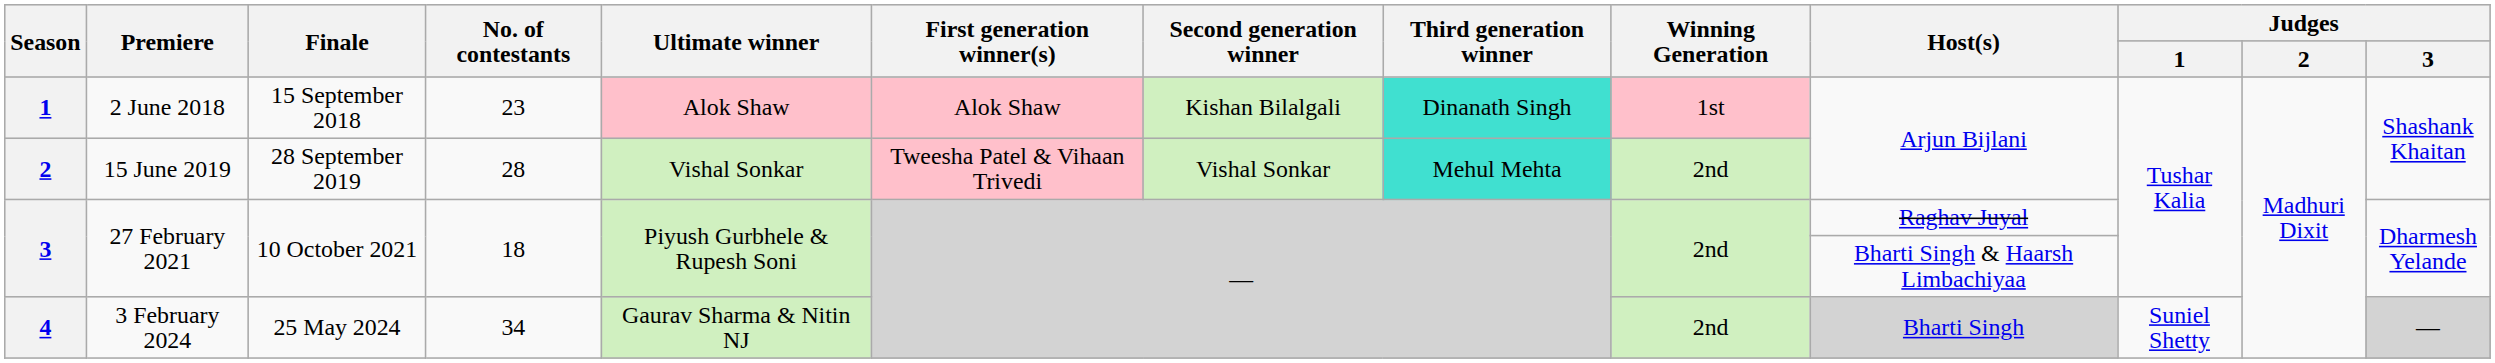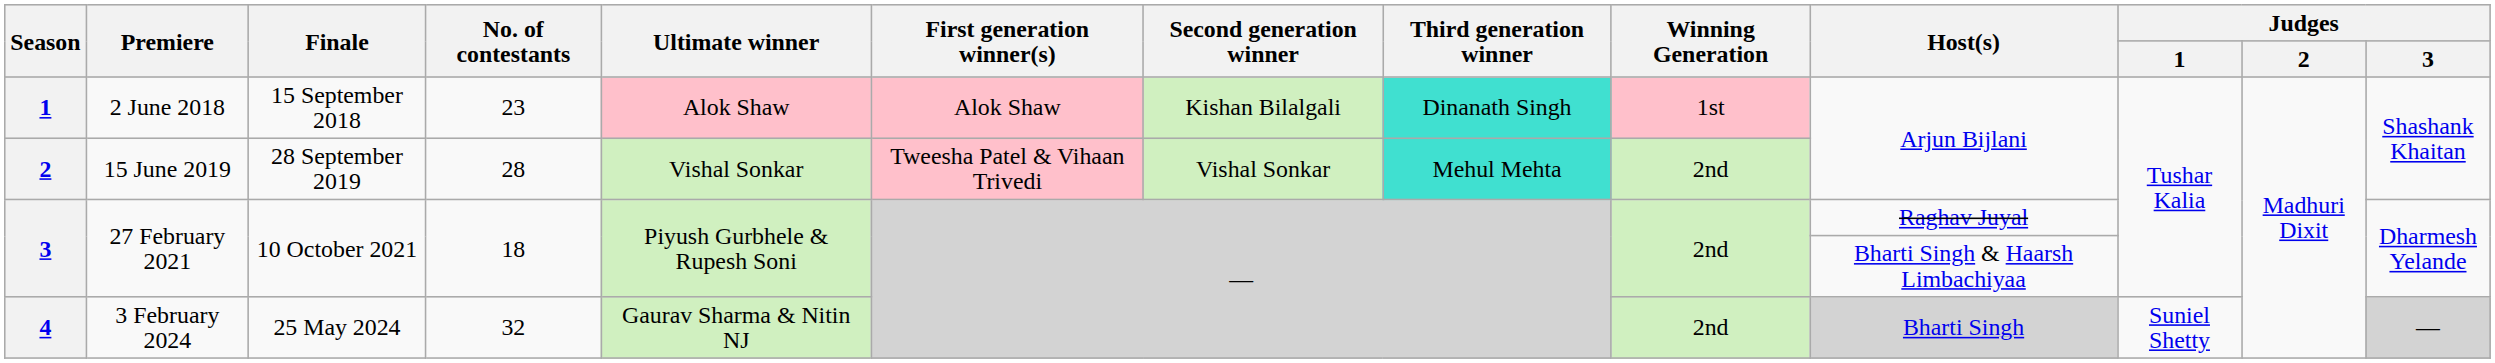(513, 327) 34 -> (513, 327) 32
